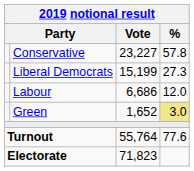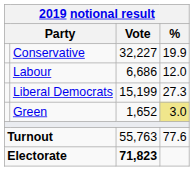(138, 53) 23,227 -> (138, 53) 32,227
(175, 53) 57.8 -> (175, 53) 19.9
rows swapped: (63, 72) <-> (32, 92)
(138, 137) 55,764 -> (138, 137) 55,763
(138, 156) normal -> (138, 156) bold
